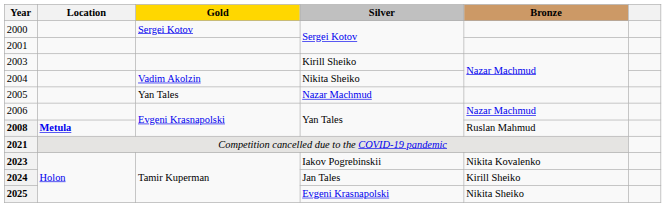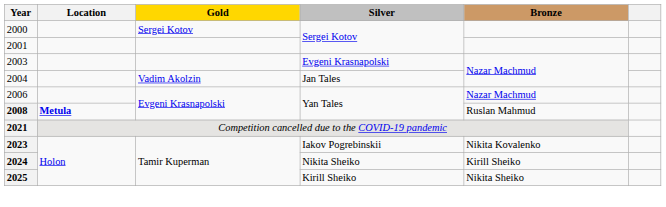(329, 62) Kirill Sheiko -> (346, 62) Evgeni Krasnapolski
(331, 78) Nikita Sheiko -> (321, 78) Jan Tales
- row: (17, 95)
(321, 177) Jan Tales -> (331, 161) Nikita Sheiko
(346, 194) Evgeni Krasnapolski -> (329, 177) Kirill Sheiko
